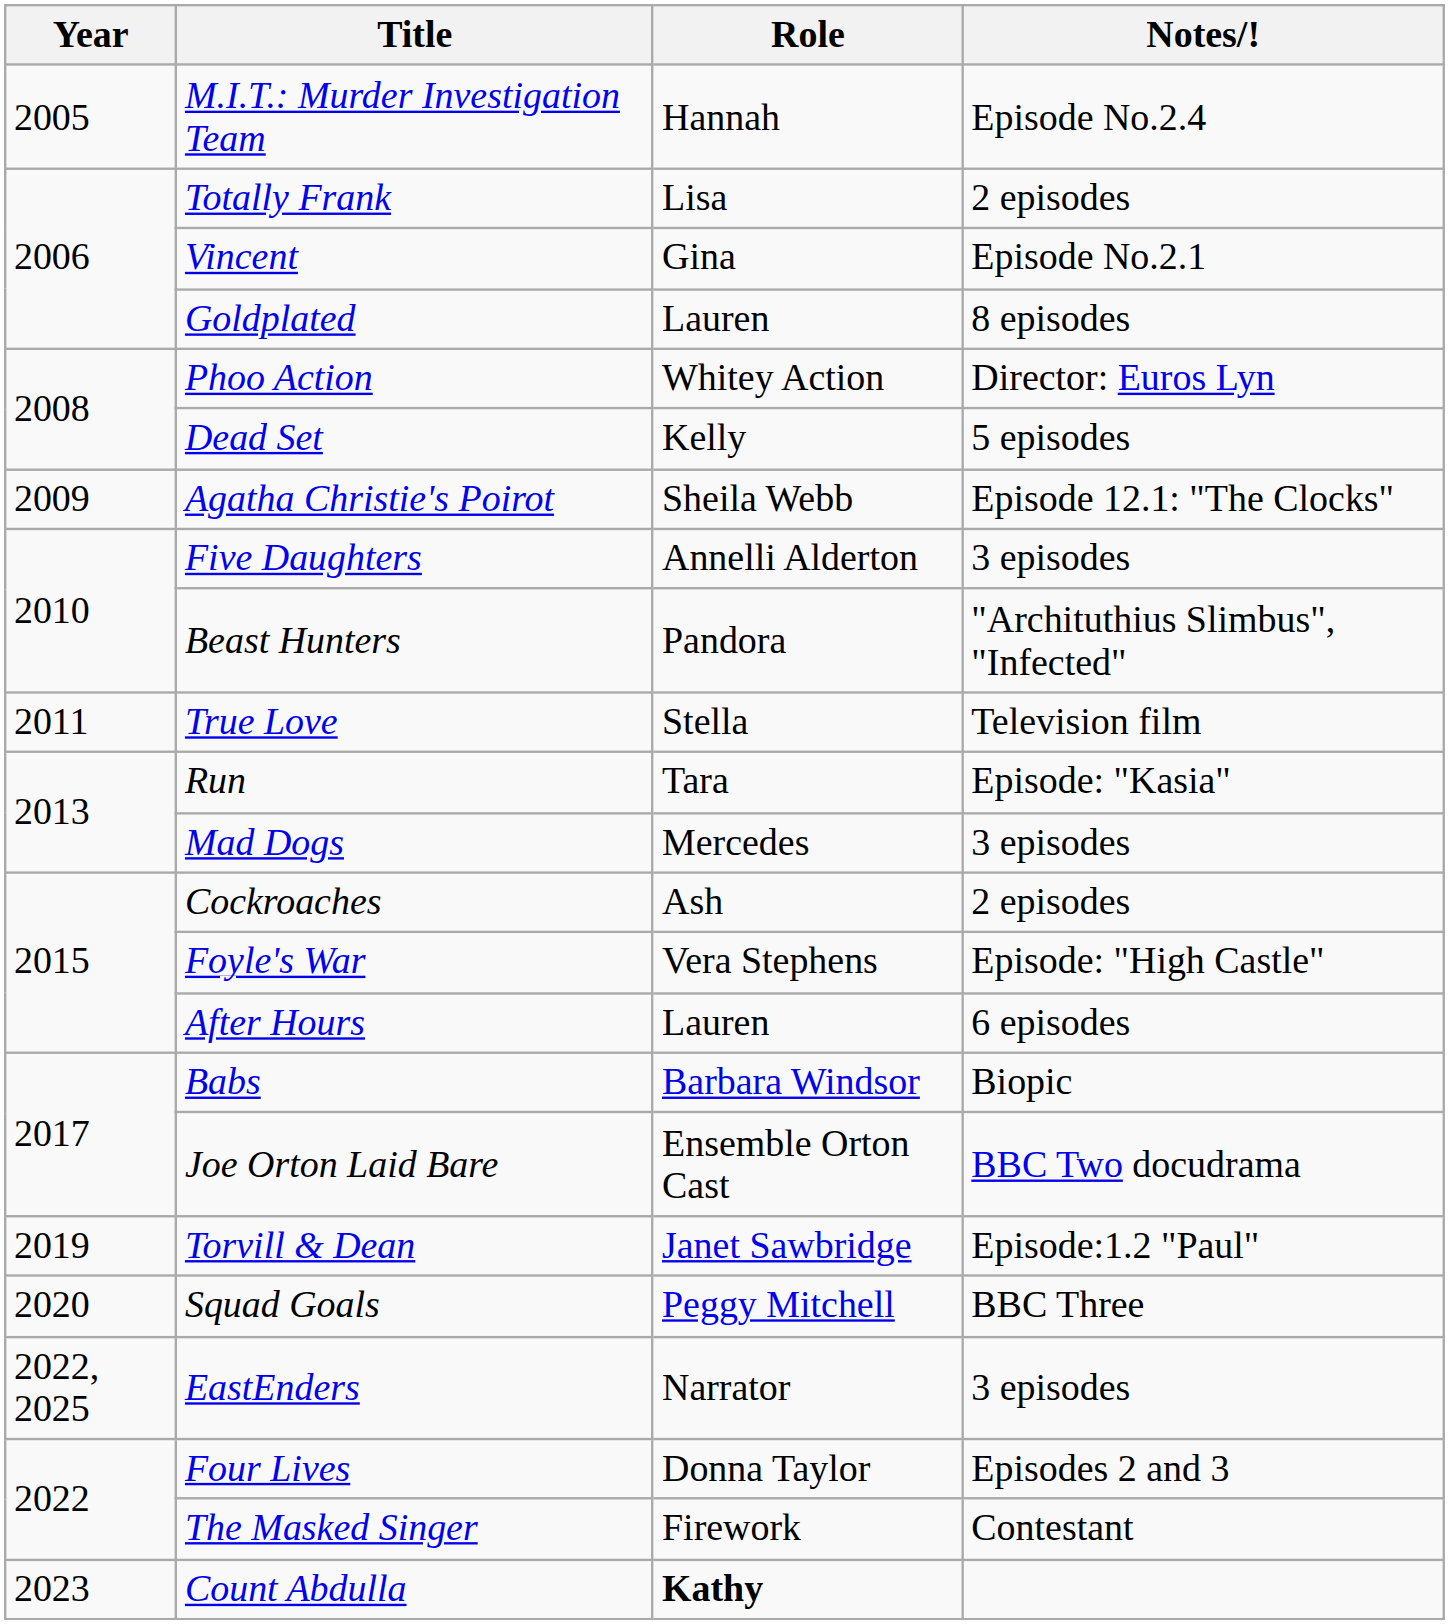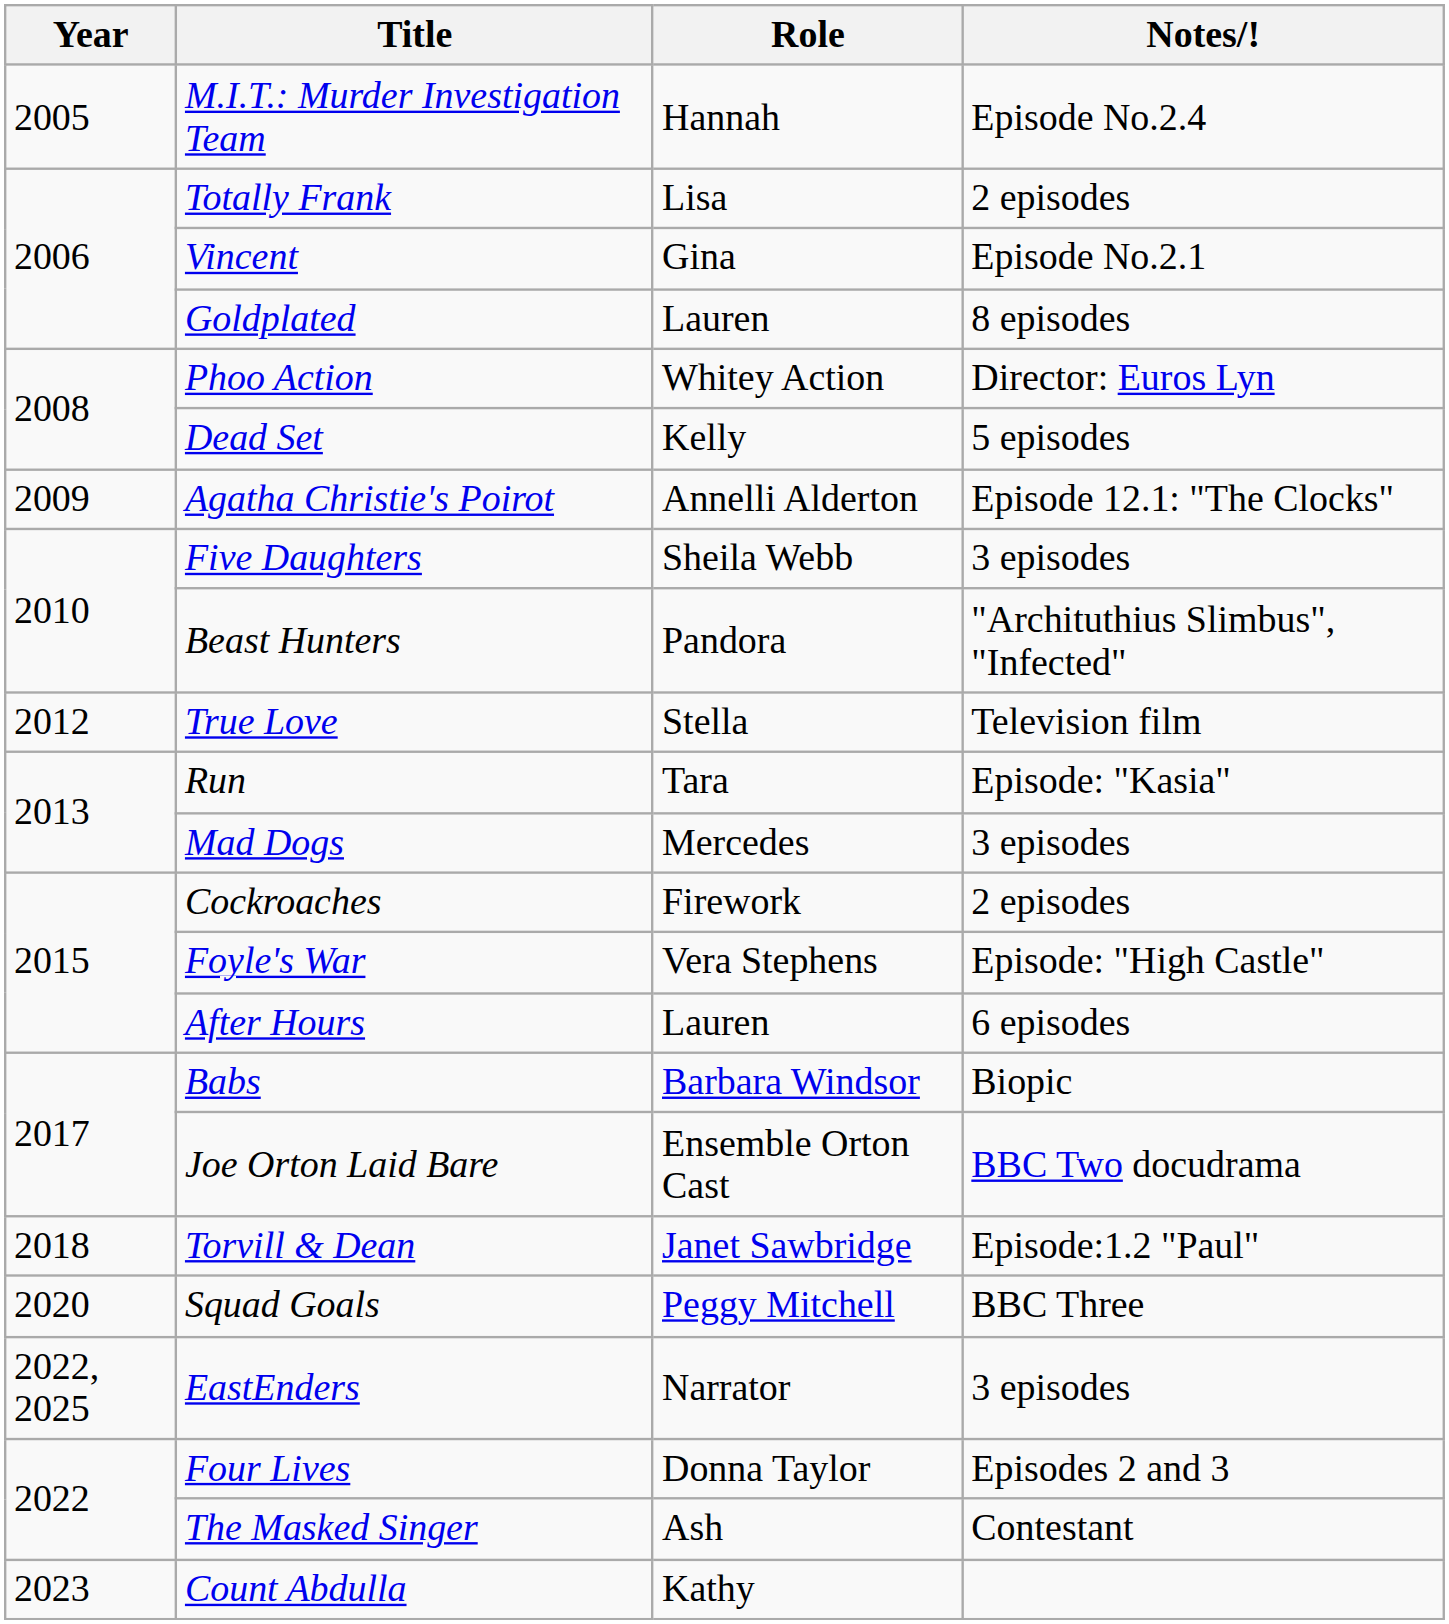(758, 498) Sheila Webb -> (790, 498) Annelli Alderton
(790, 558) Annelli Alderton -> (758, 558) Sheila Webb
(51, 721) 2011 -> (52, 721) 2012
(693, 901) Ash -> (732, 901) Firework
(52, 1245) 2019 -> (52, 1245) 2018
(732, 1528) Firework -> (693, 1528) Ash
(713, 1588) bold -> (708, 1588) normal
